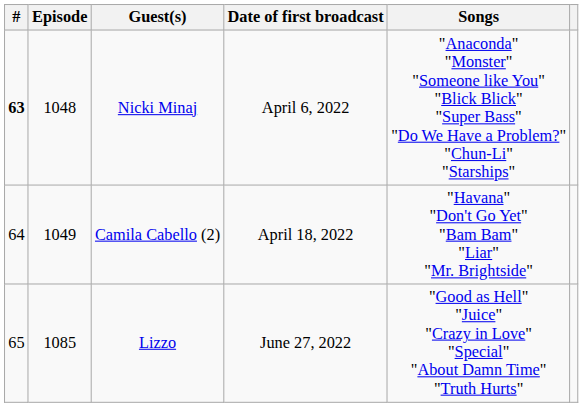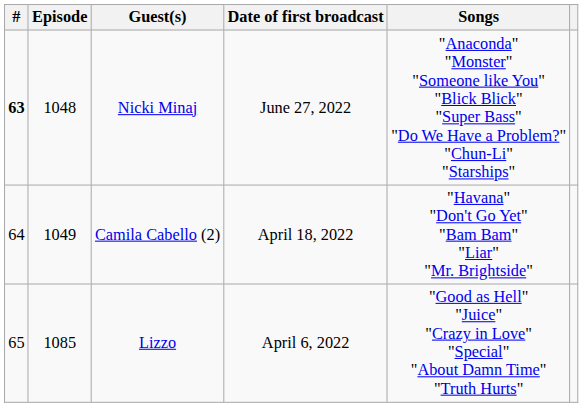(306, 107) April 6, 2022 -> (306, 107) June 27, 2022
(306, 342) June 27, 2022 -> (306, 342) April 6, 2022
